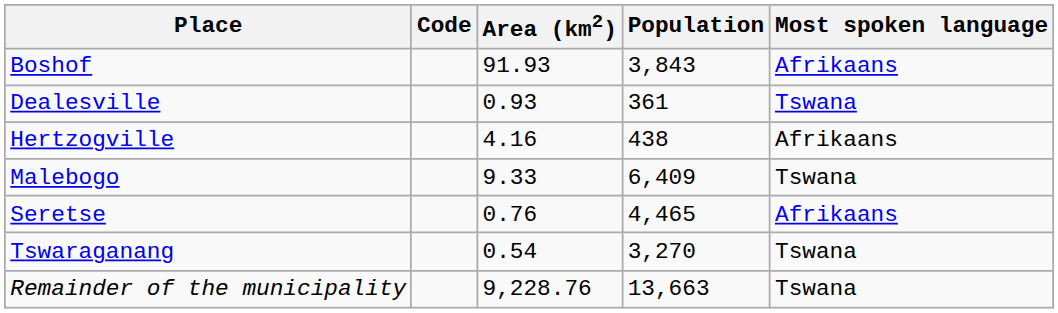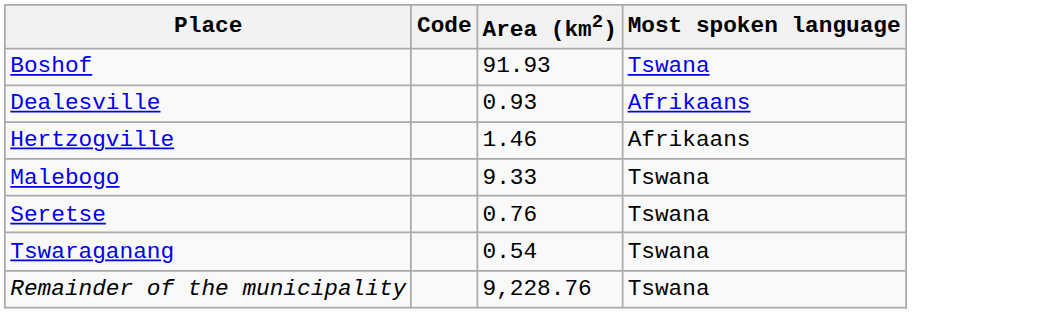- column: (696, 26)
(836, 66) Afrikaans -> (669, 66) Tswana
(816, 103) Tswana -> (689, 103) Afrikaans
(510, 140) 4.16 -> (510, 140) 1.46
(836, 215) Afrikaans -> (669, 215) Tswana
